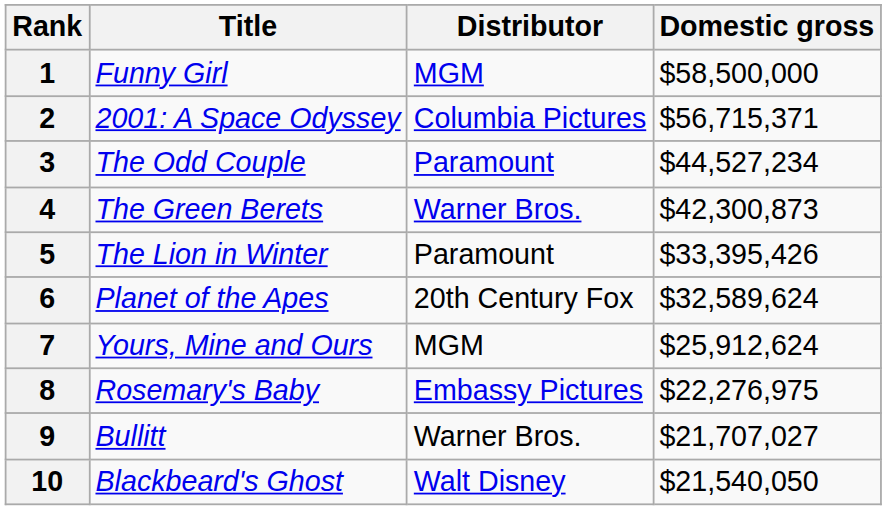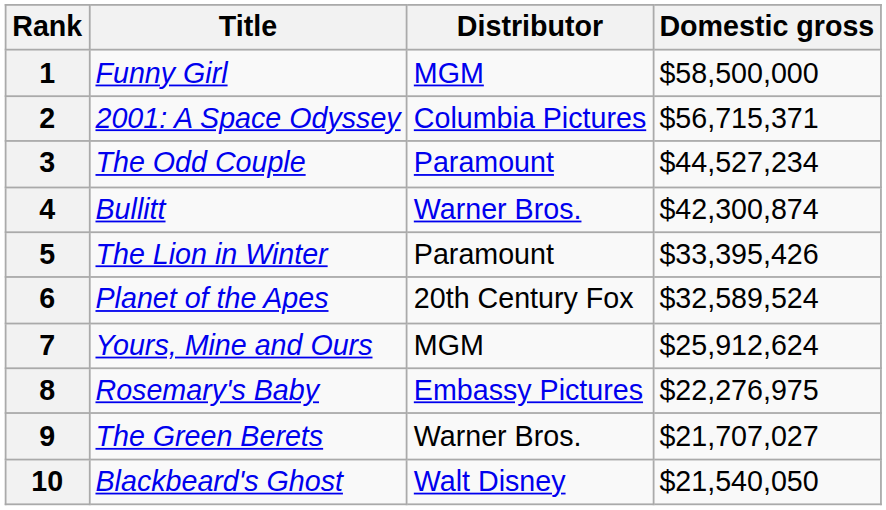(209, 208) The Green Berets -> (131, 208) Bullitt
(739, 208) $42,300,873 -> (739, 208) $42,300,874
(739, 299) $32,589,624 -> (739, 299) $32,589,524
(131, 436) Bullitt -> (209, 436) The Green Berets
